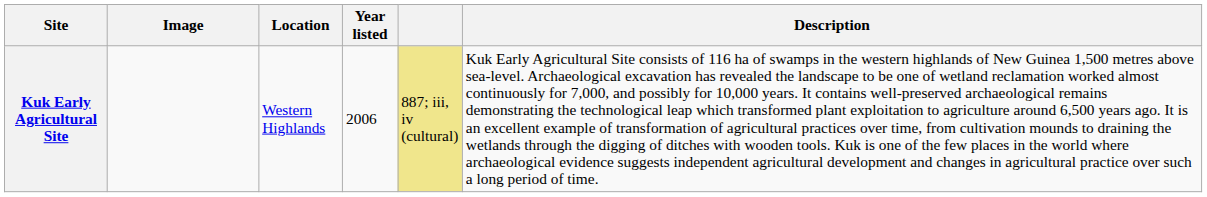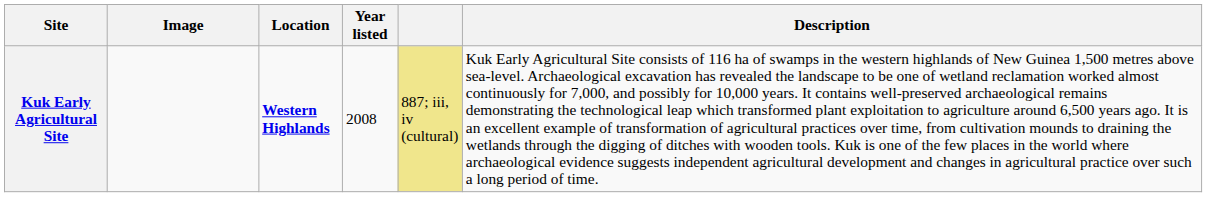(294, 118) normal -> (296, 118) bold
(361, 118) 2006 -> (361, 118) 2008
